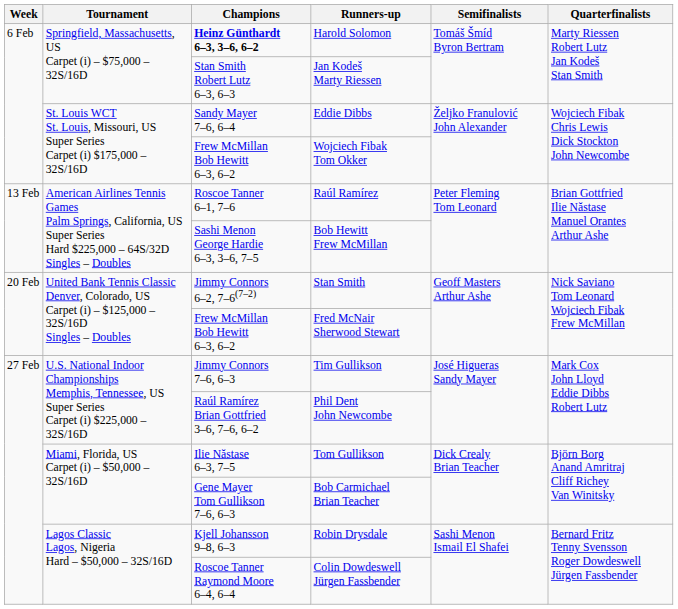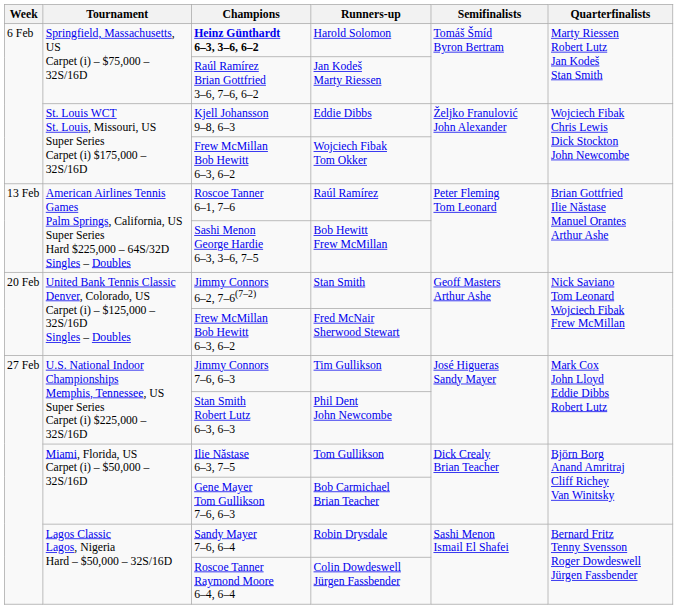(222, 80) Stan Smith Robert Lutz 6–3, 6–3 -> (230, 80) Raúl Ramírez Brian Gottfried 3–6, 7–6, 6–2
(226, 120) Sandy Mayer 7–6, 6–4 -> (231, 120) Kjell Johansson 9–8, 6–3
(230, 415) Raúl Ramírez Brian Gottfried 3–6, 7–6, 6–2 -> (222, 415) Stan Smith Robert Lutz 6–3, 6–3
(231, 540) Kjell Johansson 9–8, 6–3 -> (226, 540) Sandy Mayer 7–6, 6–4
